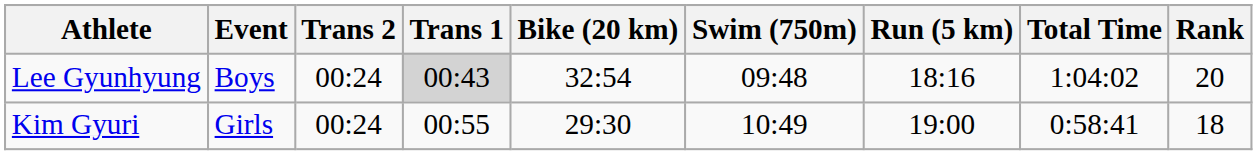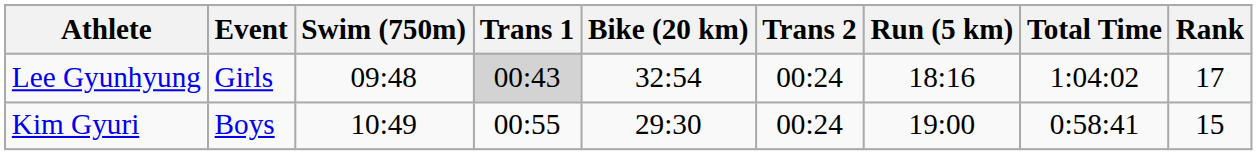columns swapped: (774, 28) <-> (349, 28)
(245, 77) Boys -> (244, 77) Girls
(1210, 77) 20 -> (1210, 77) 17
(244, 125) Girls -> (245, 125) Boys
(1210, 125) 18 -> (1210, 125) 15
